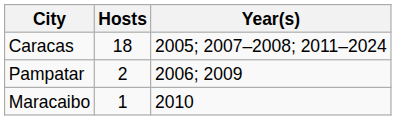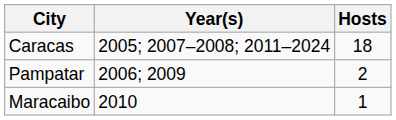columns swapped: (123, 19) <-> (271, 19)
